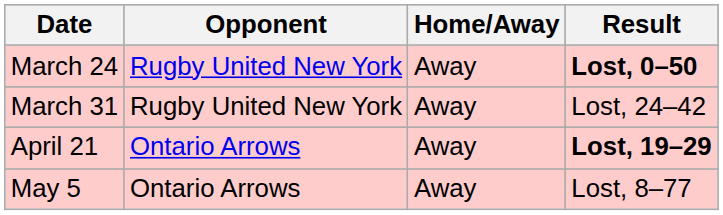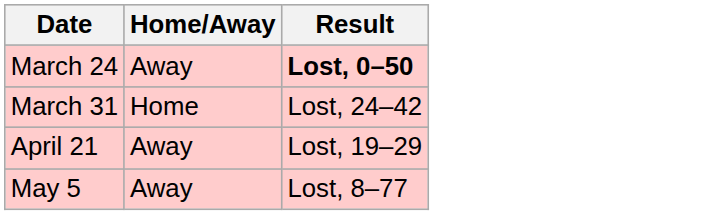- column: (266, 24)
(445, 106) Away -> (164, 106) Home
(642, 147) bold -> (355, 147) normal
